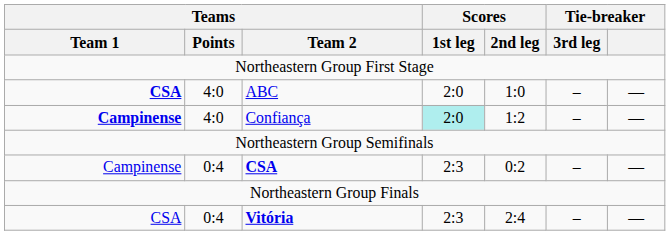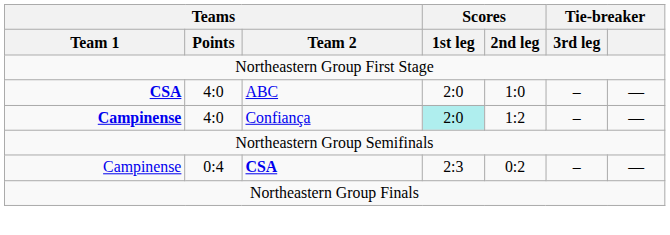- row: (269, 218)
